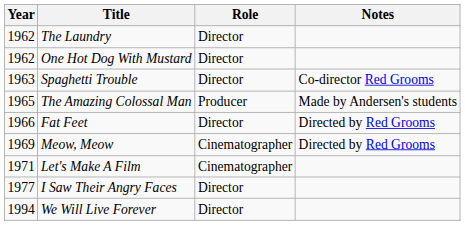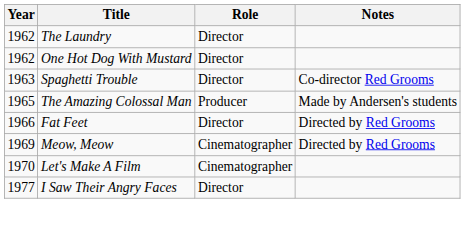(21, 166) 1971 -> (21, 166) 1970
- row: (99, 209)
